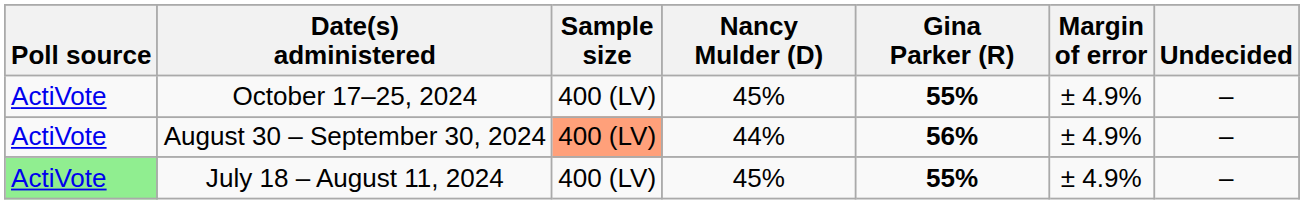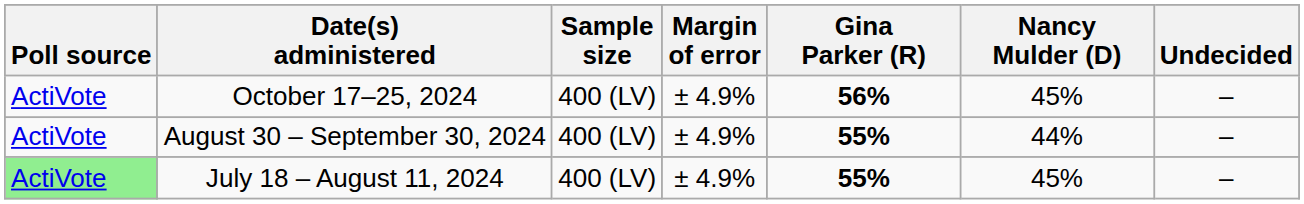columns swapped: (1101, 40) <-> (759, 40)
(952, 96) 55% -> (864, 96) 56%
(607, 137) lightsalmon background -> (607, 137) no background
(952, 137) 56% -> (864, 137) 55%
